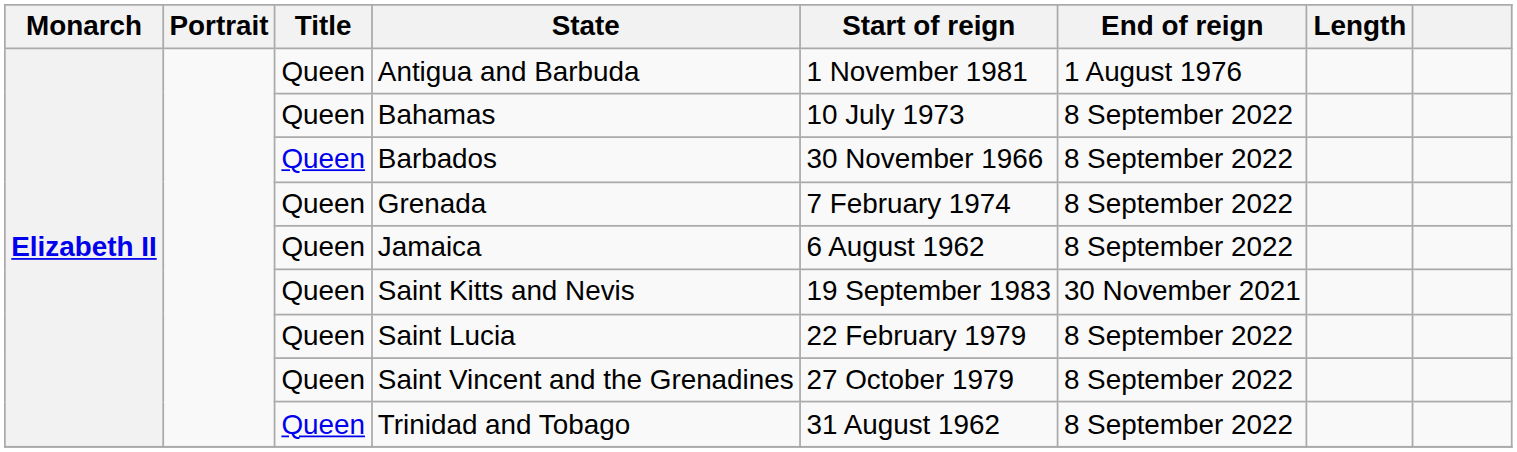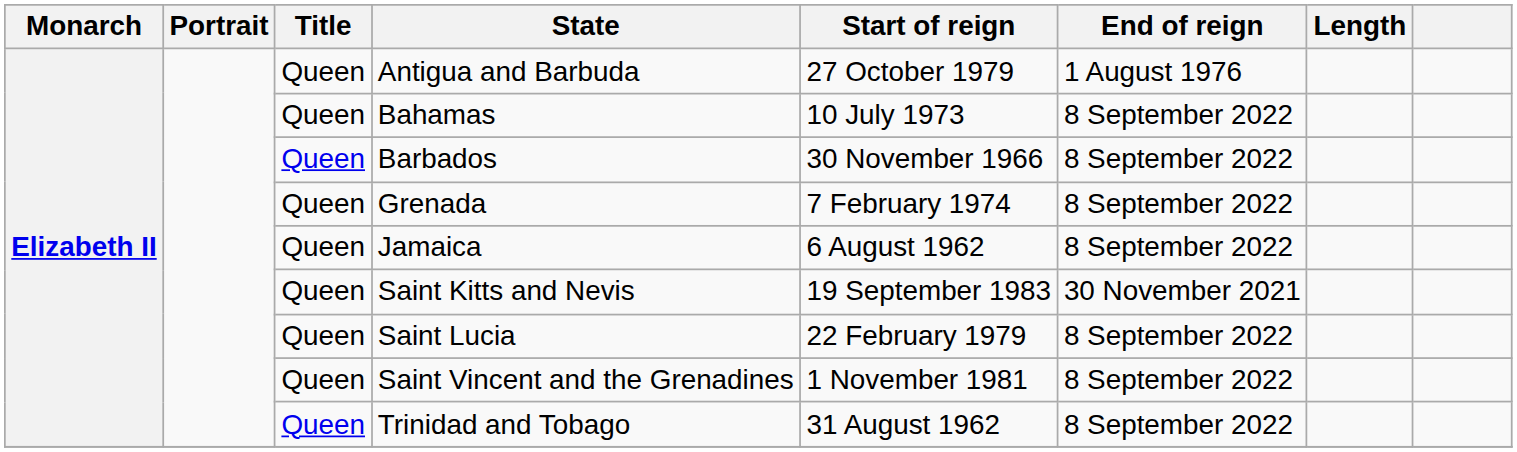(917, 70) 1 November 1981 -> (910, 70) 27 October 1979
(910, 379) 27 October 1979 -> (917, 379) 1 November 1981
